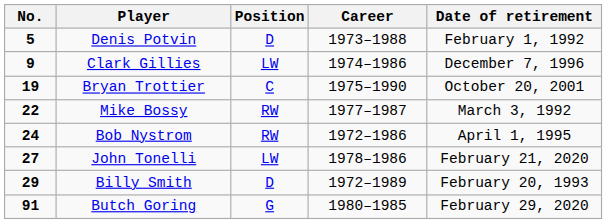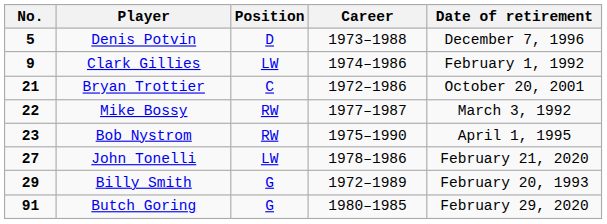(514, 40) February 1, 1992 -> (514, 40) December 7, 1996
(514, 64) December 7, 1996 -> (514, 64) February 1, 1992
(30, 88) 19 -> (30, 88) 21
(368, 88) 1975–1990 -> (368, 88) 1972–1986
(30, 135) 24 -> (30, 135) 23
(368, 135) 1972–1986 -> (368, 135) 1975–1990
(270, 183) D -> (270, 183) G
